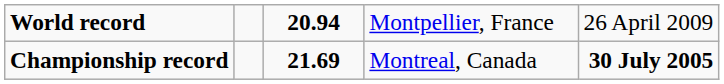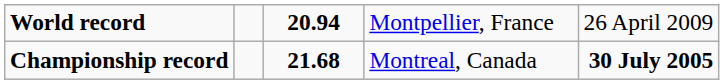(314, 60) 21.69 -> (314, 60) 21.68
